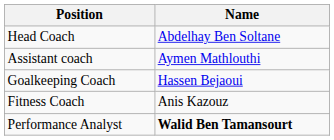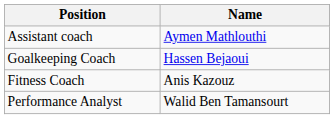- row: (41, 36)
(225, 124) bold -> (226, 102) normal
